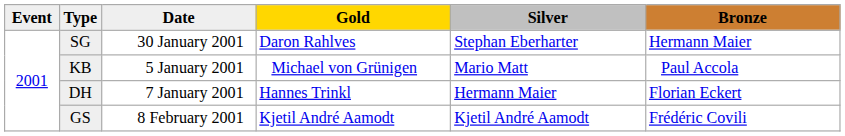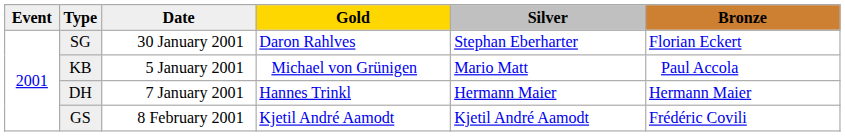(700, 42) Hermann Maier -> (695, 42) Florian Eckert
(695, 92) Florian Eckert -> (700, 92) Hermann Maier
